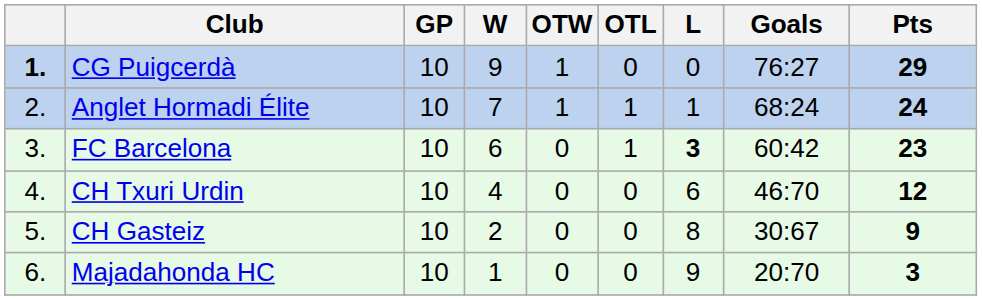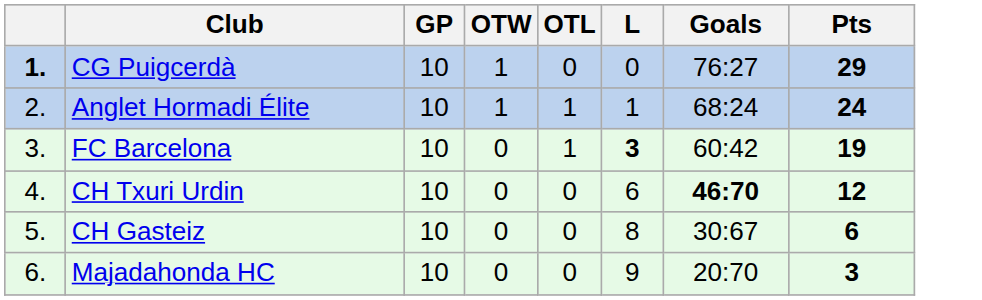- column: (495, 25)
(913, 149) 23 -> (852, 149) 19
(787, 190) normal -> (726, 190) bold
(913, 231) 9 -> (852, 231) 6
